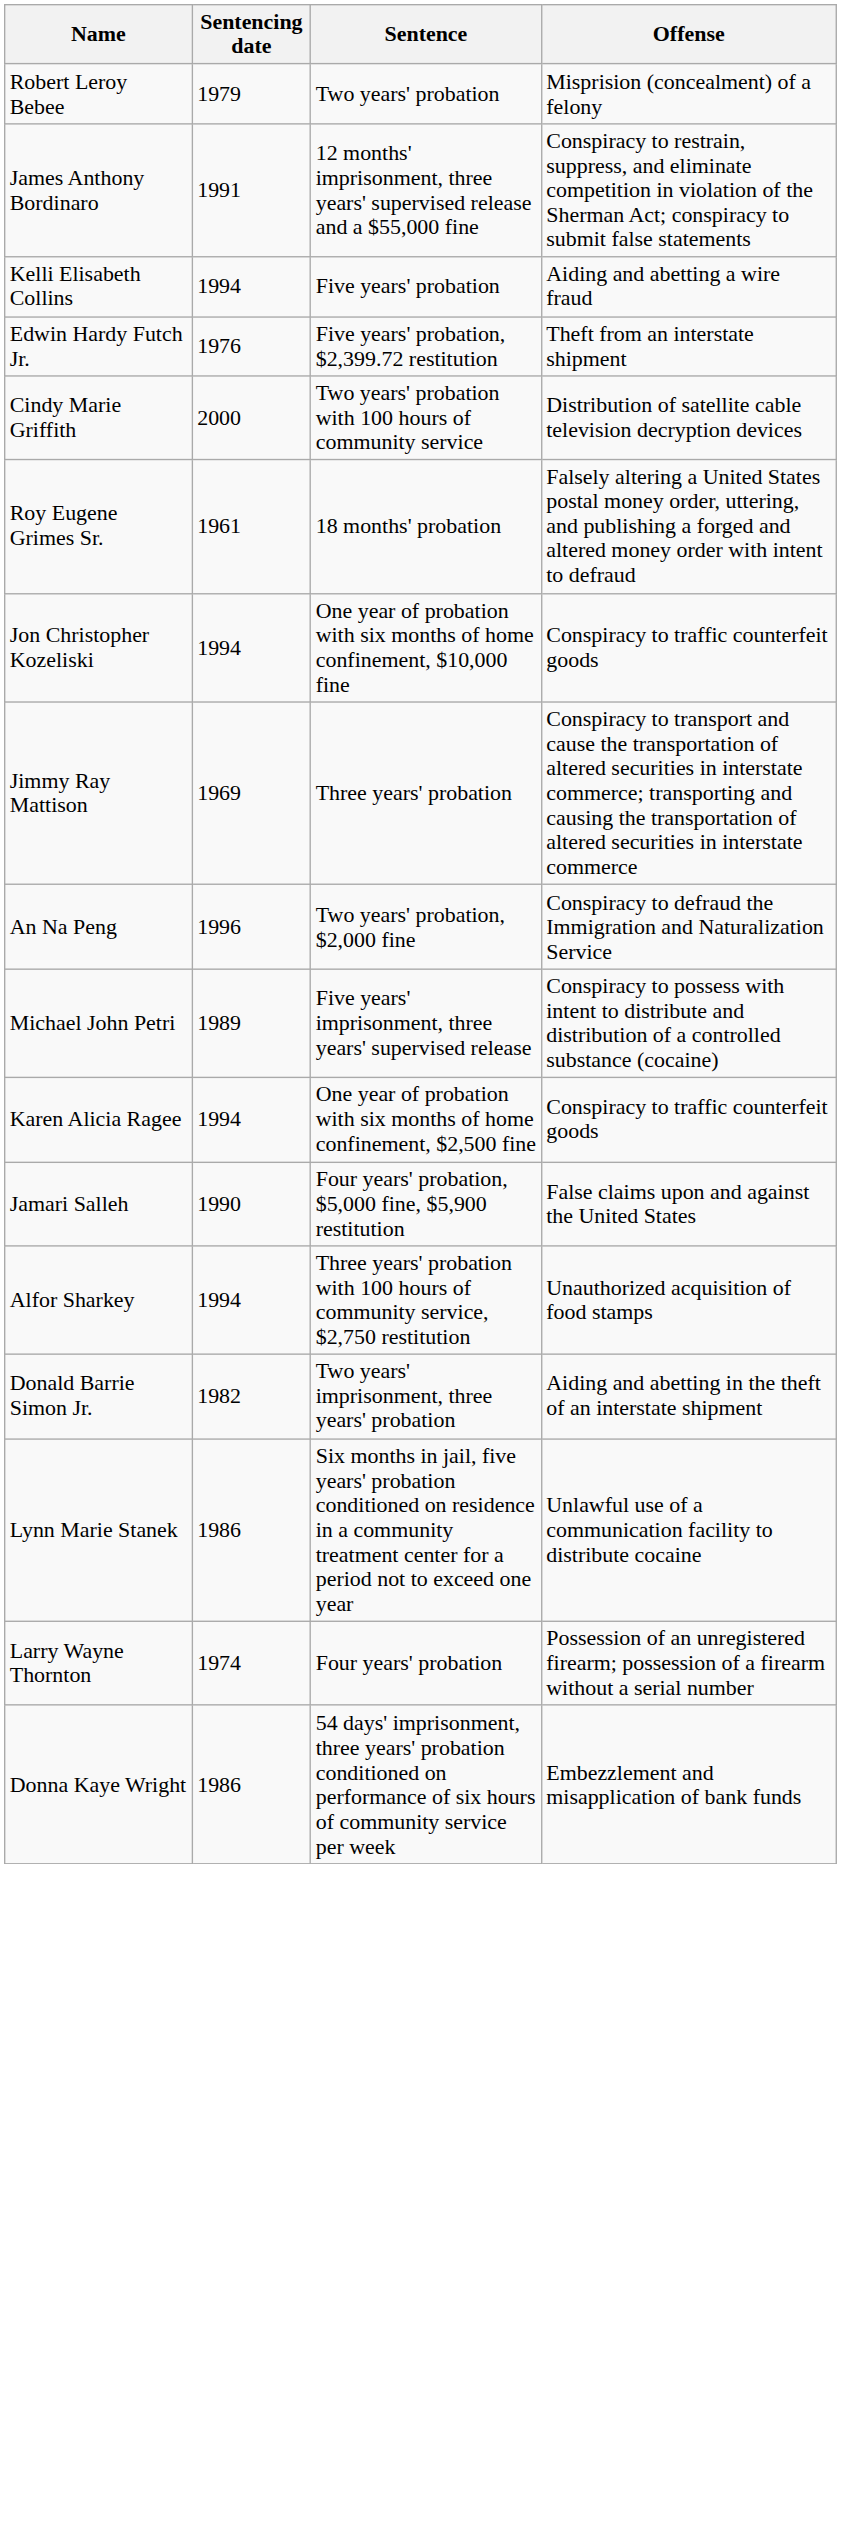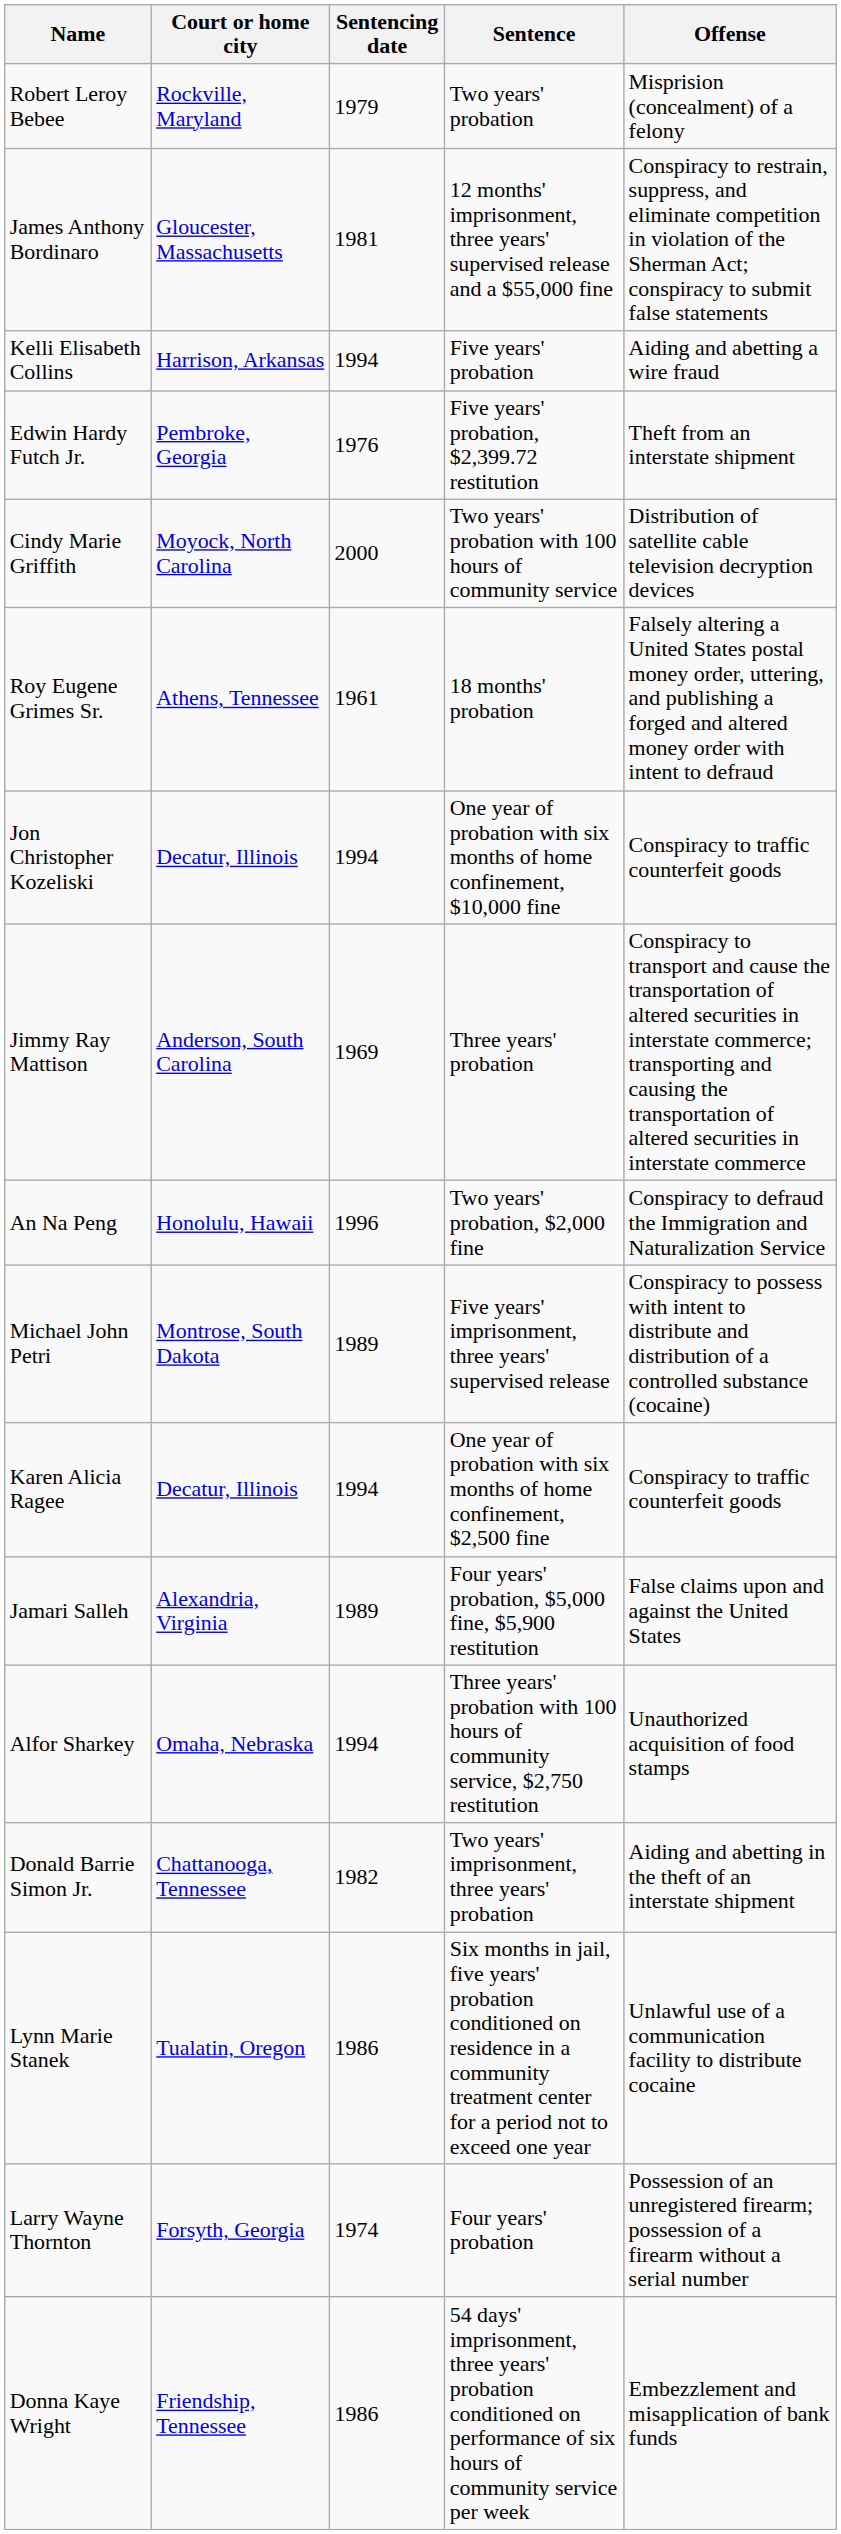+ column: (240, 34)
(219, 190) 1991 -> (357, 239) 1981
(219, 1203) 1990 -> (357, 1610) 1989
